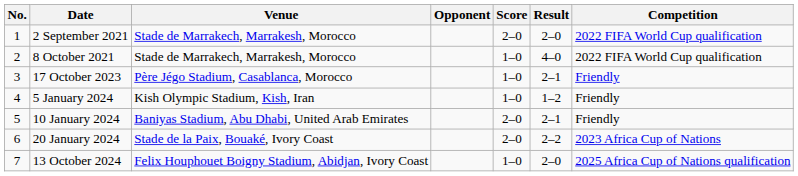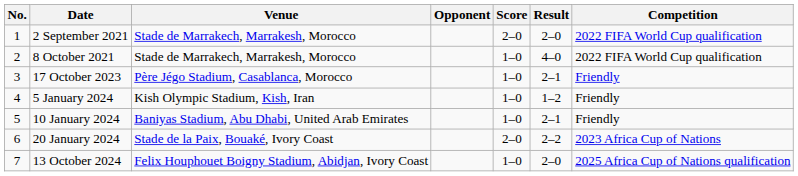(512, 118) 2–0 -> (512, 118) 1–0
